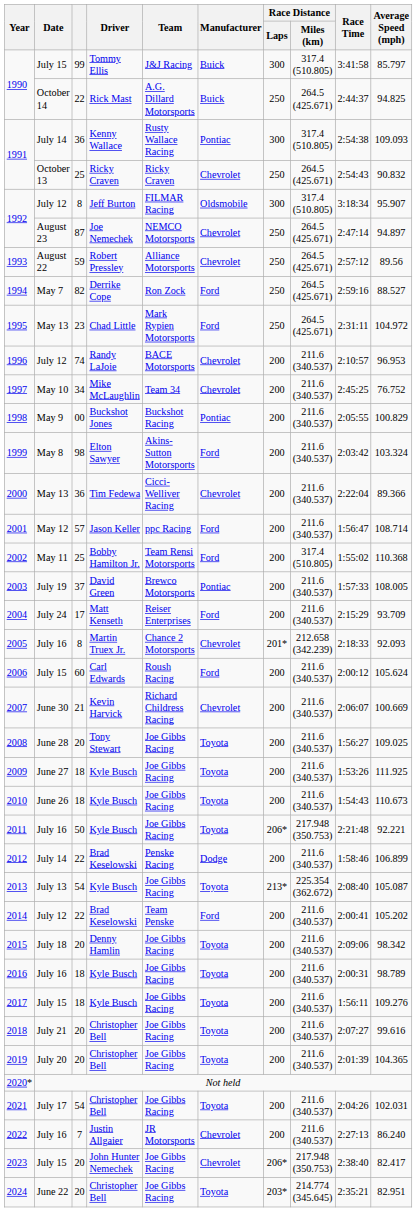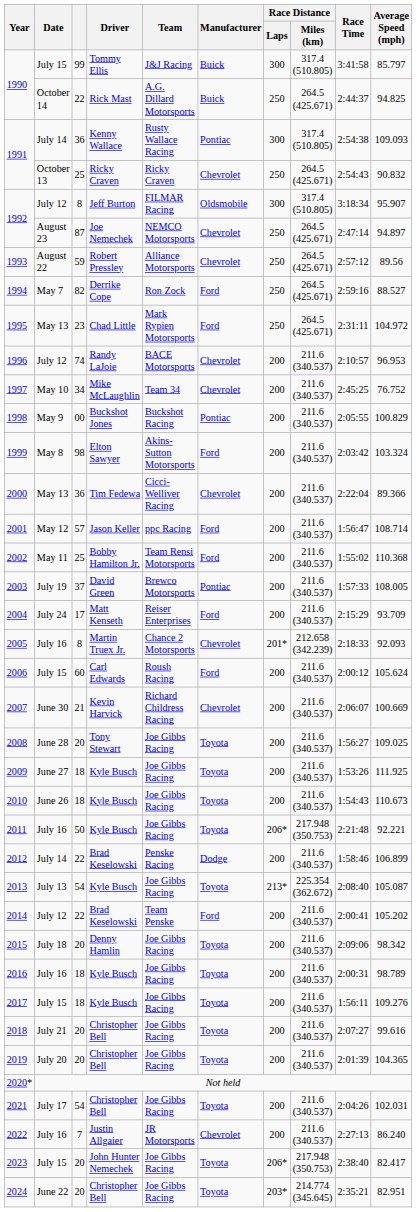(313, 557) 317.4 (510.805) -> (313, 557) 211.6 (340.537)
(220, 1163) Chevrolet -> (214, 1163) Toyota
